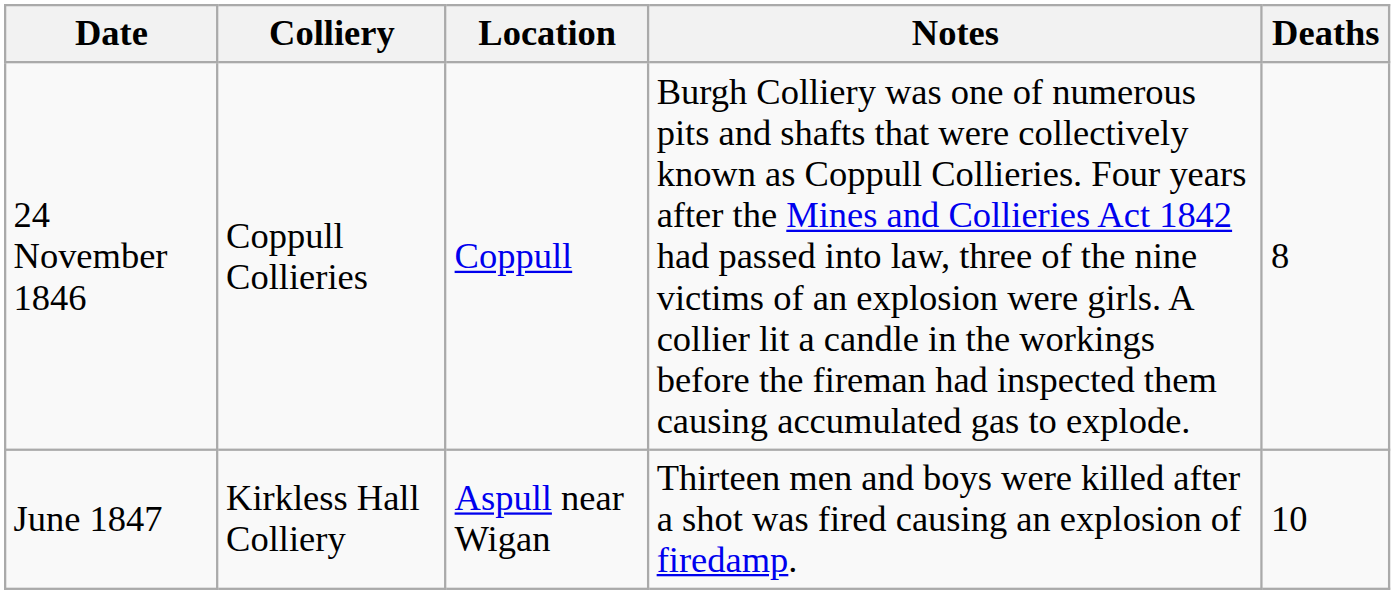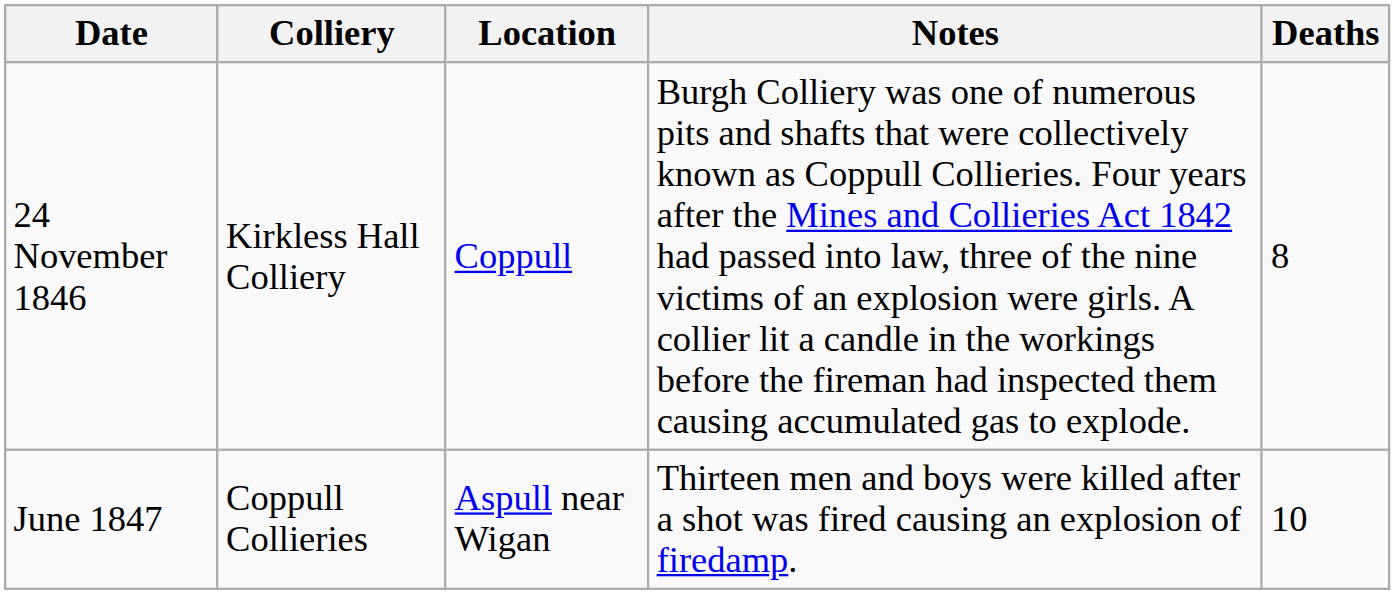(297, 255) Coppull Collieries -> (323, 255) Kirkless Hall Colliery
(323, 518) Kirkless Hall Colliery -> (297, 518) Coppull Collieries
